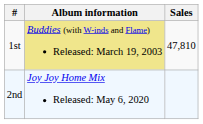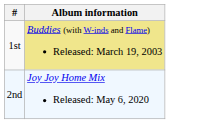- column: (181, 12)
